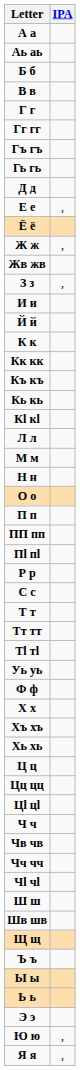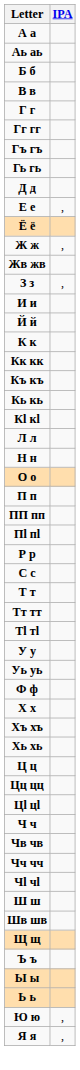- row: (27, 457)
+ row: (27, 650)
- row: (27, 1016)
